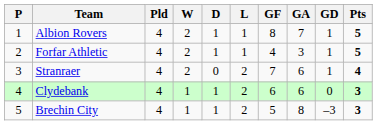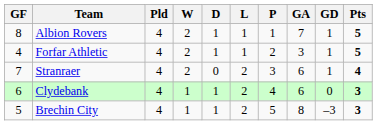columns swapped: (19, 14) <-> (273, 14)
